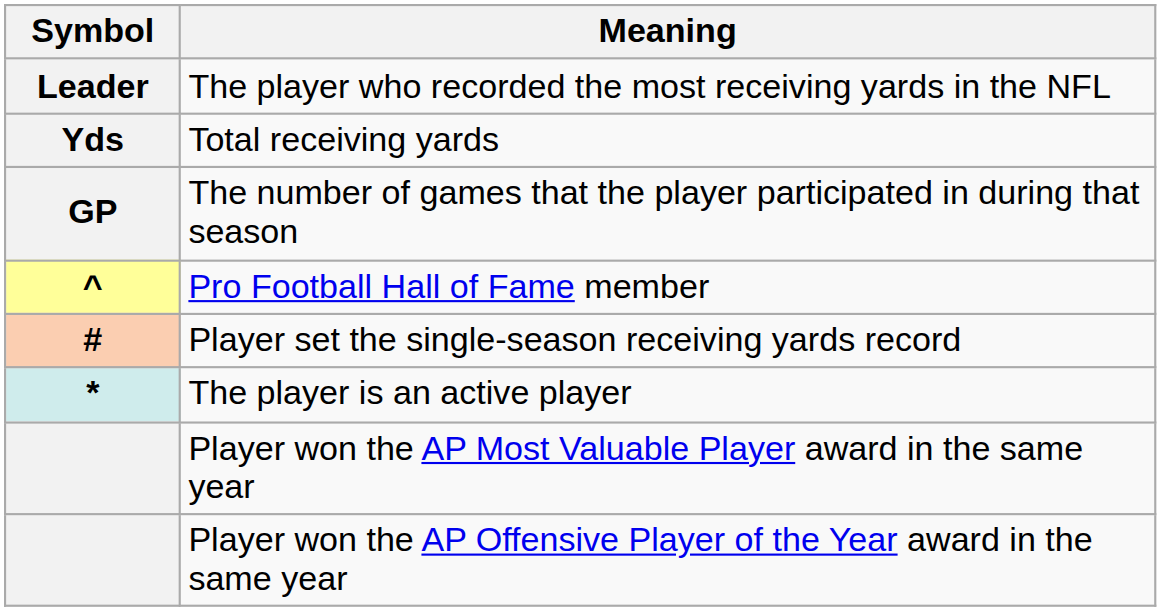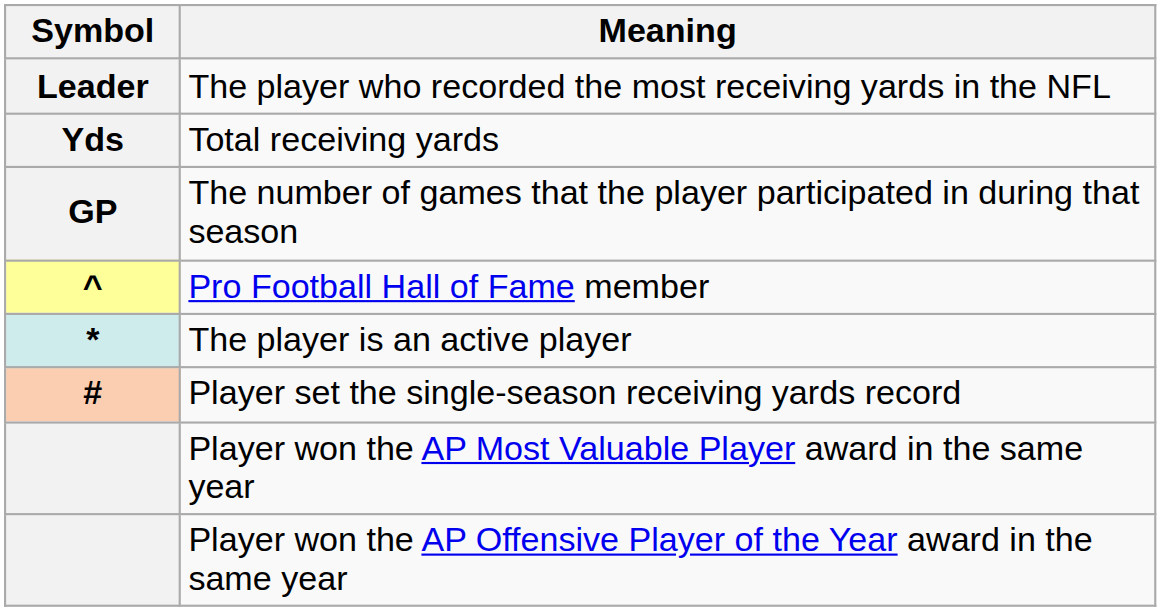rows swapped: (410, 394) <-> (575, 340)
